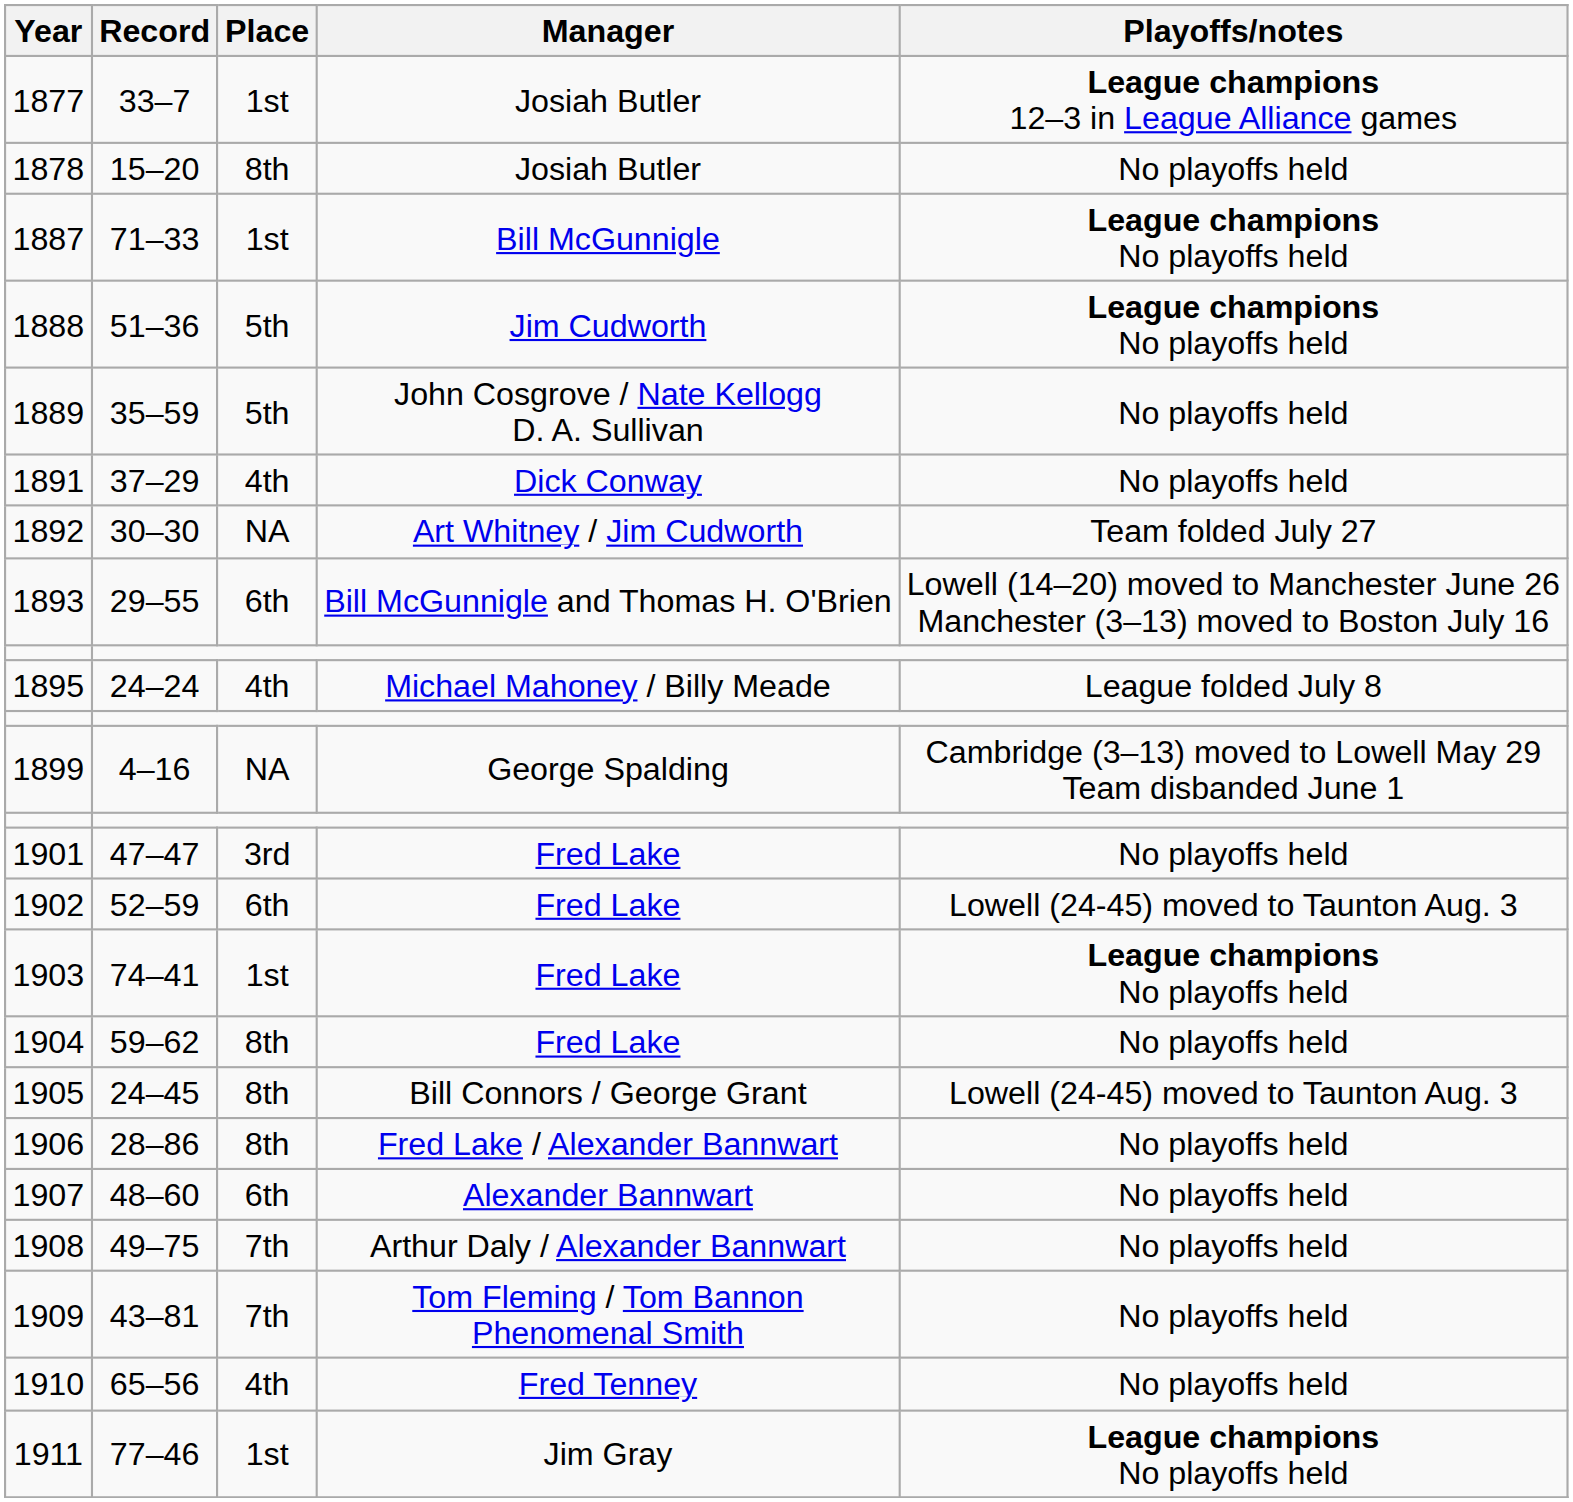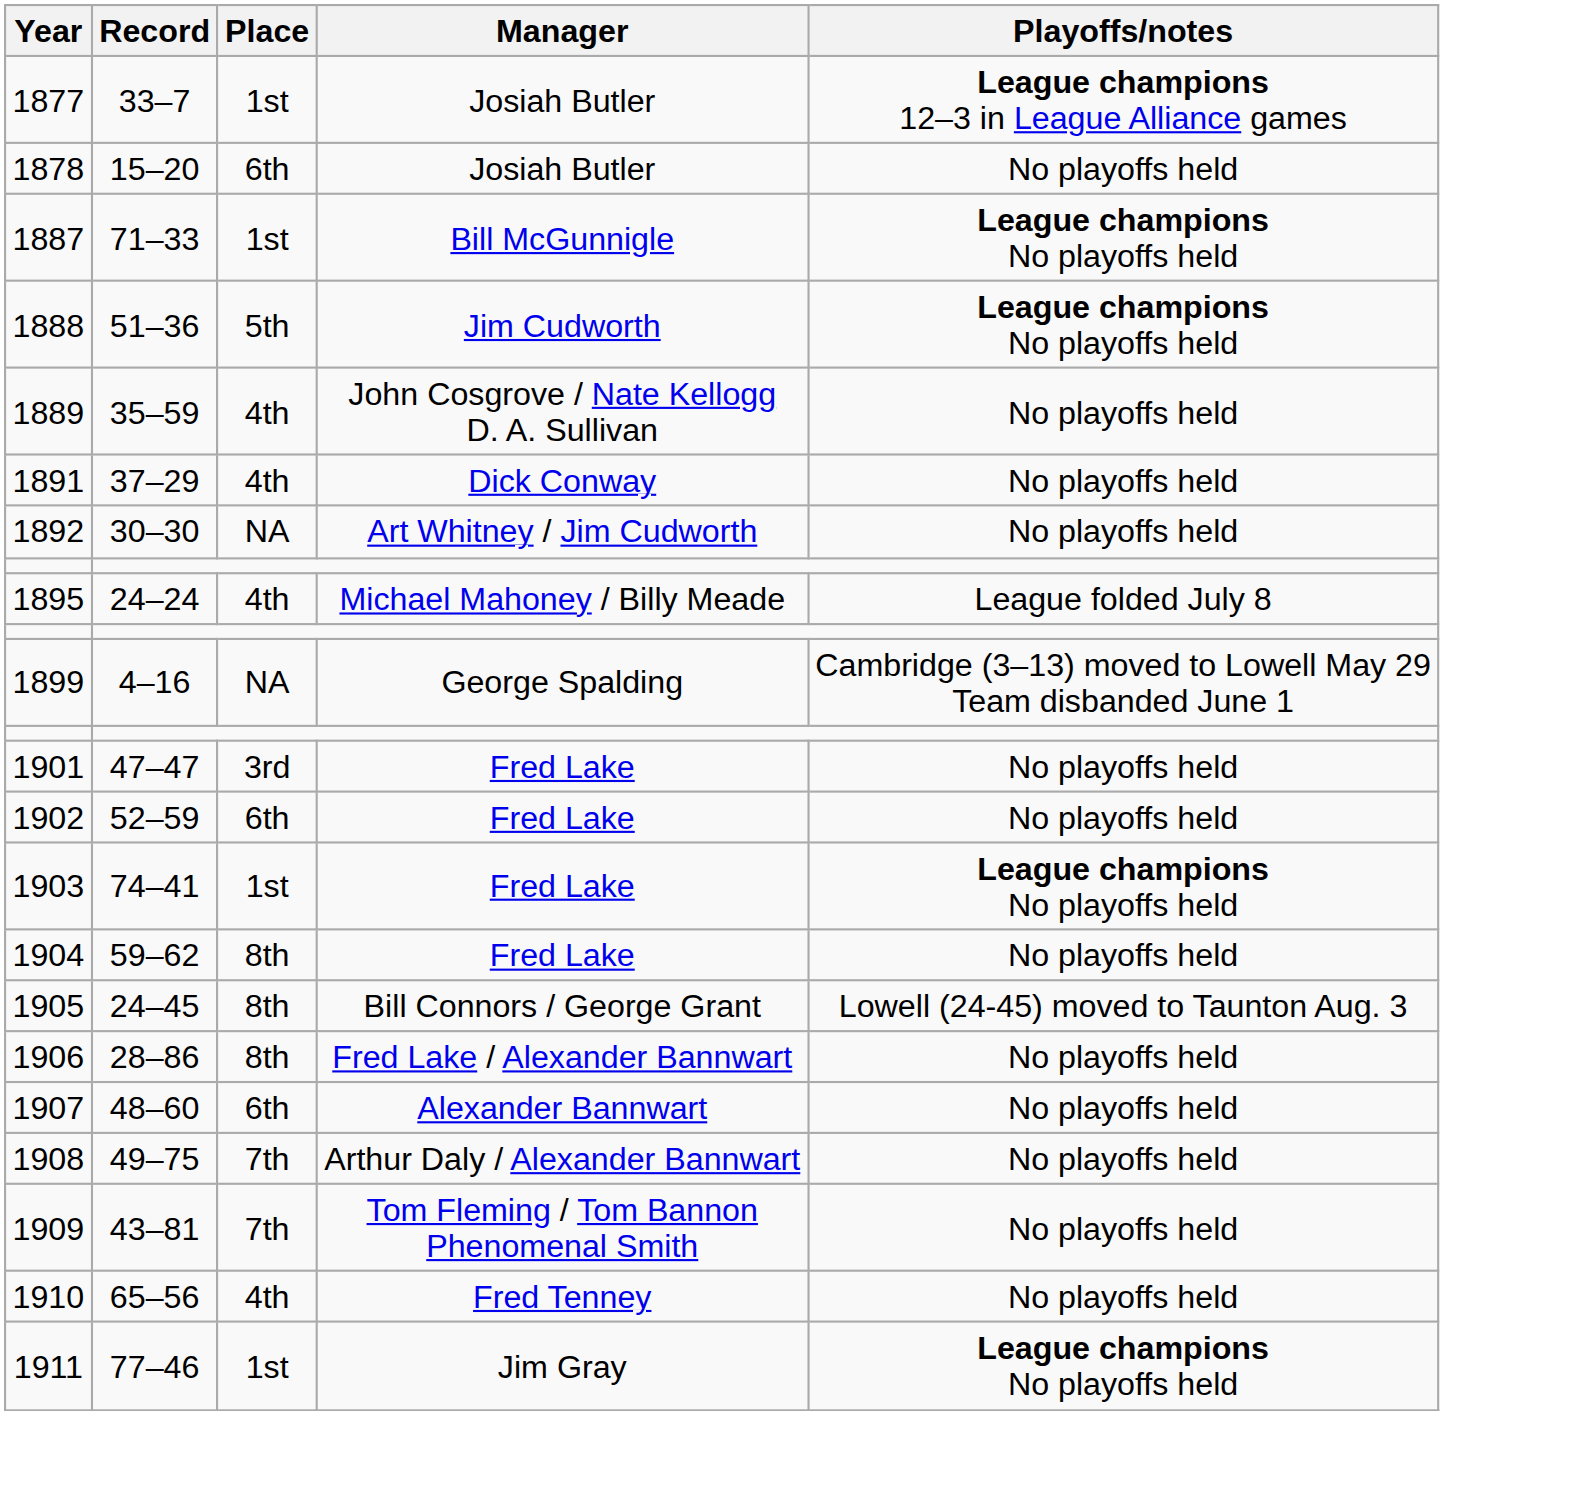(267, 169) 8th -> (267, 169) 6th
(267, 412) 5th -> (267, 412) 4th
(1233, 532) Team folded July 27 -> (1123, 532) No playoffs held
- row: (48, 601)
(1233, 904) Lowell (24-45) moved to Taunton Aug. 3 -> (1123, 817) No playoffs held
